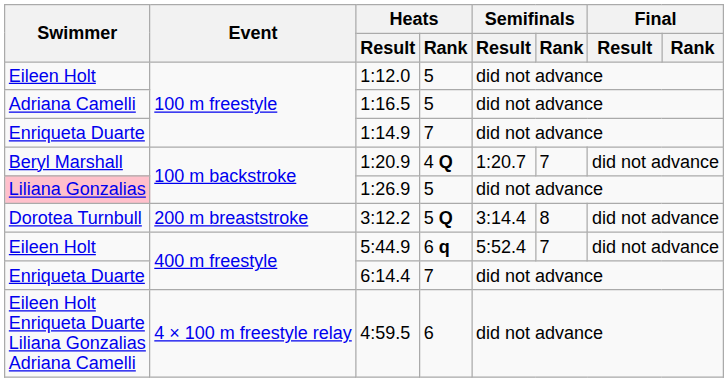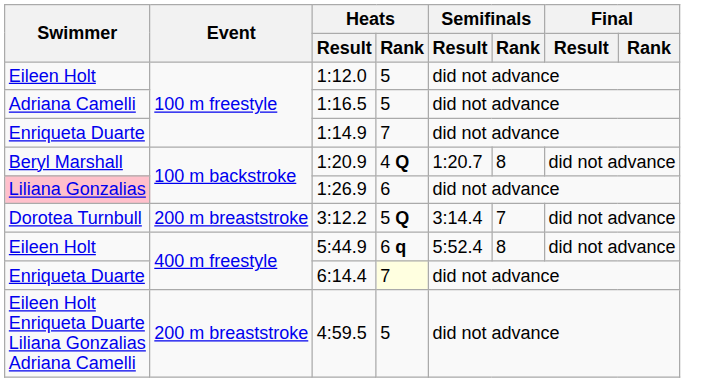(544, 161) 7 -> (501, 161) 8
(429, 190) 5 -> (385, 190) 6
(544, 218) 8 -> (501, 218) 7
(544, 247) 7 -> (501, 247) 8
(429, 275) no background -> (385, 275) lightyellow background
(253, 334) 4 × 100 m freestyle relay -> (231, 334) 200 m breaststroke
(429, 334) 6 -> (385, 334) 5
